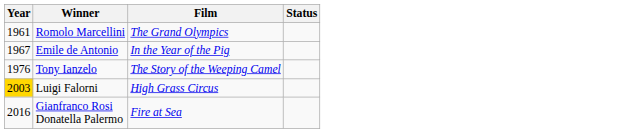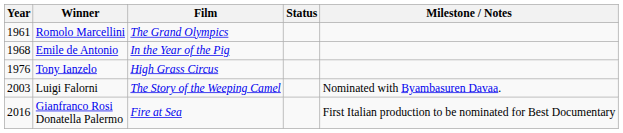+ column: (469, 13)
(19, 50) 1967 -> (19, 50) 1968
(206, 69) The Story of the Weeping Camel -> (174, 69) High Grass Circus
(19, 87) gold background -> (19, 87) no background
(174, 87) High Grass Circus -> (206, 87) The Story of the Weeping Camel
